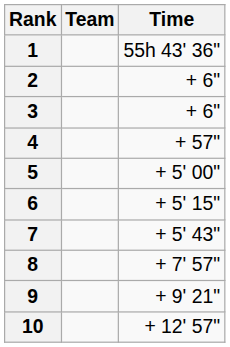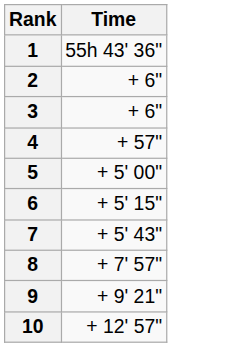- column: (90, 19)
